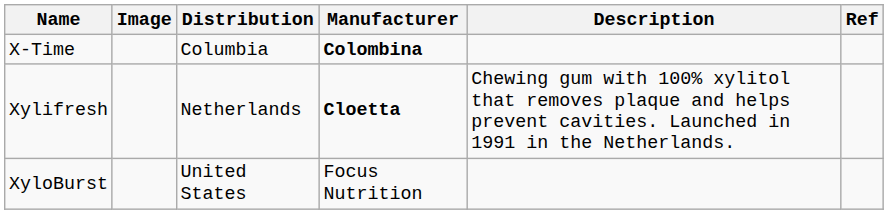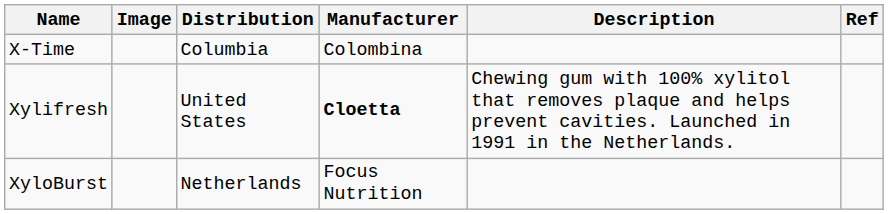(373, 50) bold -> (373, 50) normal
(241, 111) Netherlands -> (214, 111) United States
(214, 183) United States -> (241, 183) Netherlands
